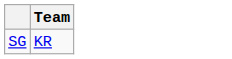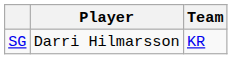+ column: (107, 17)
